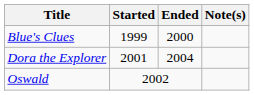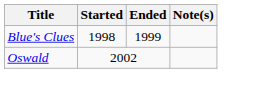(134, 36) 1999 -> (102, 36) 1998
(180, 36) 2000 -> (148, 36) 1999
- row: (57, 57)
